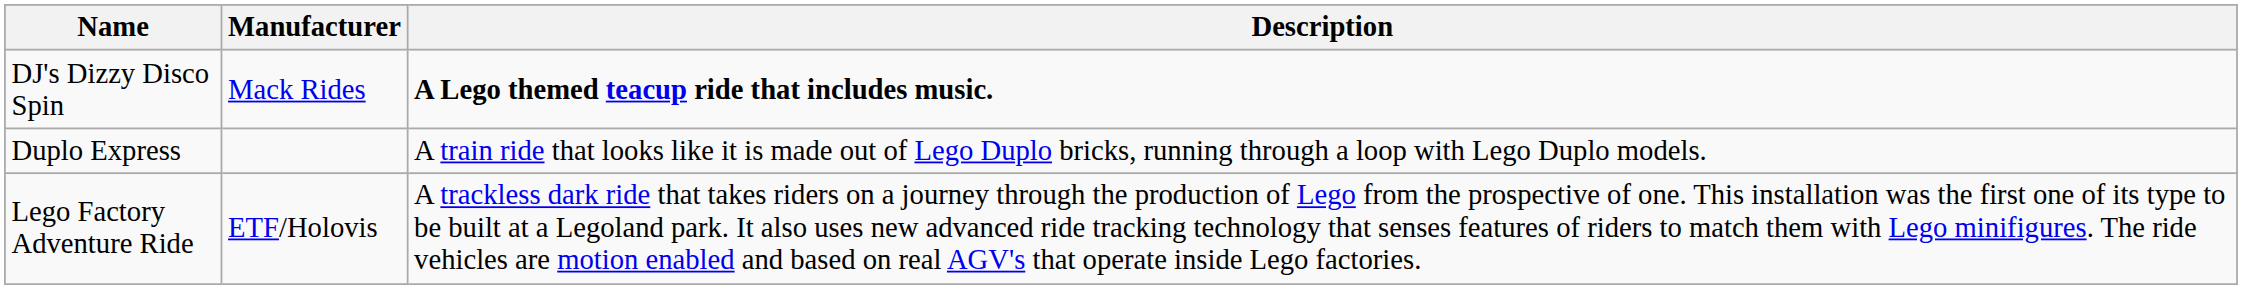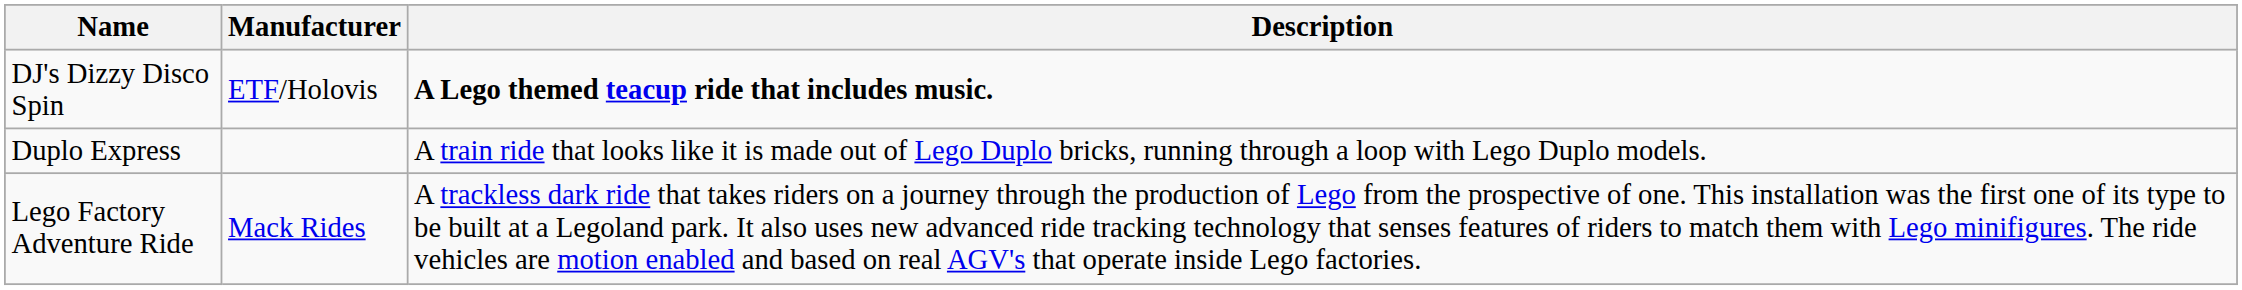(297, 88) Mack Rides -> (303, 88) ETF/Holovis
(303, 227) ETF/Holovis -> (297, 227) Mack Rides
